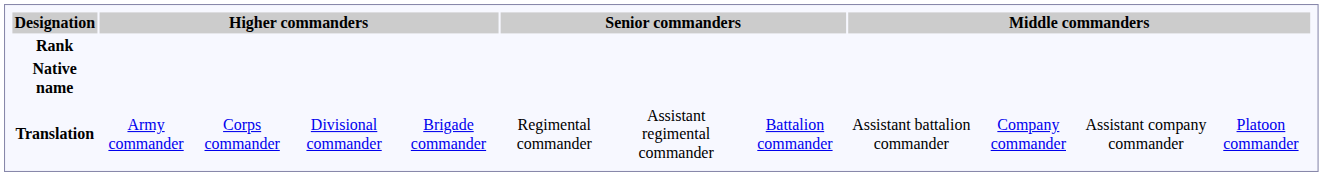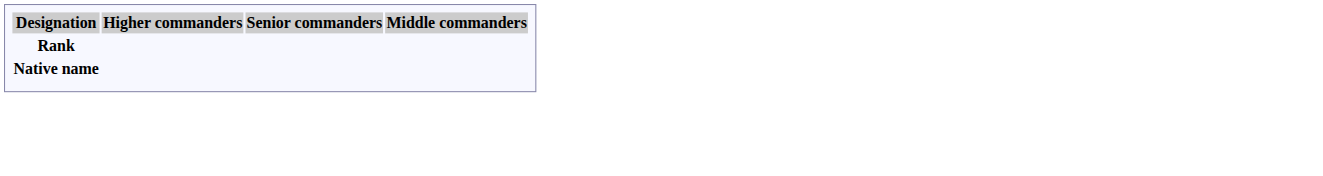- row: (55, 134)
